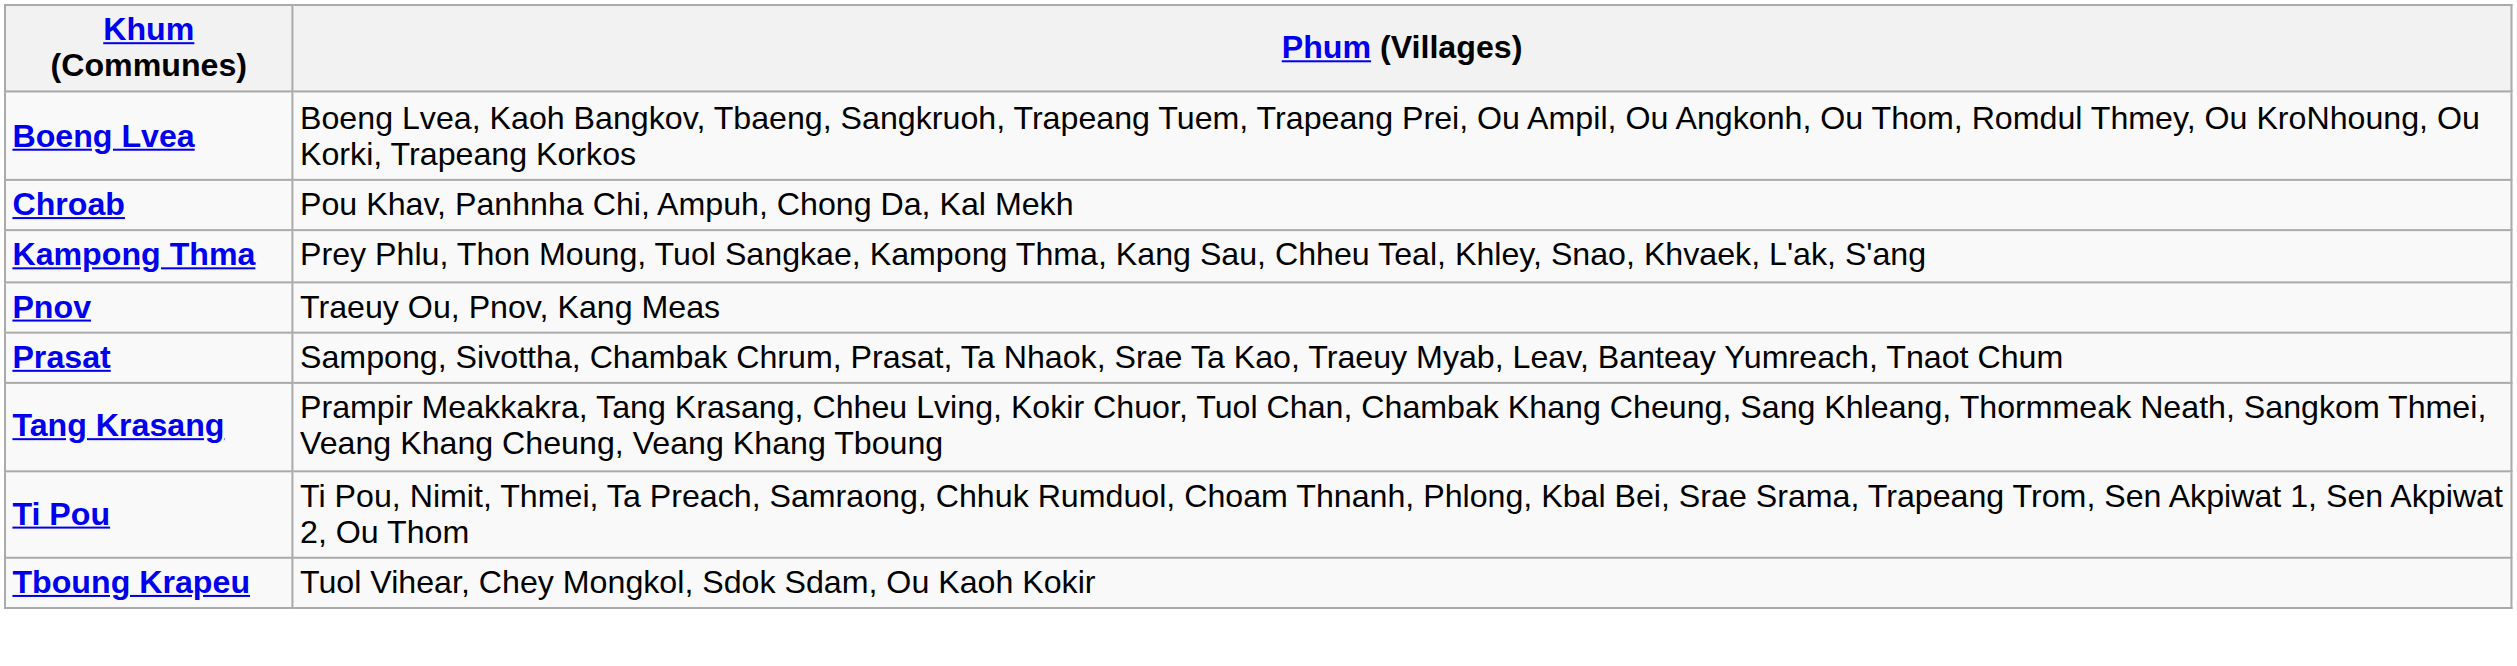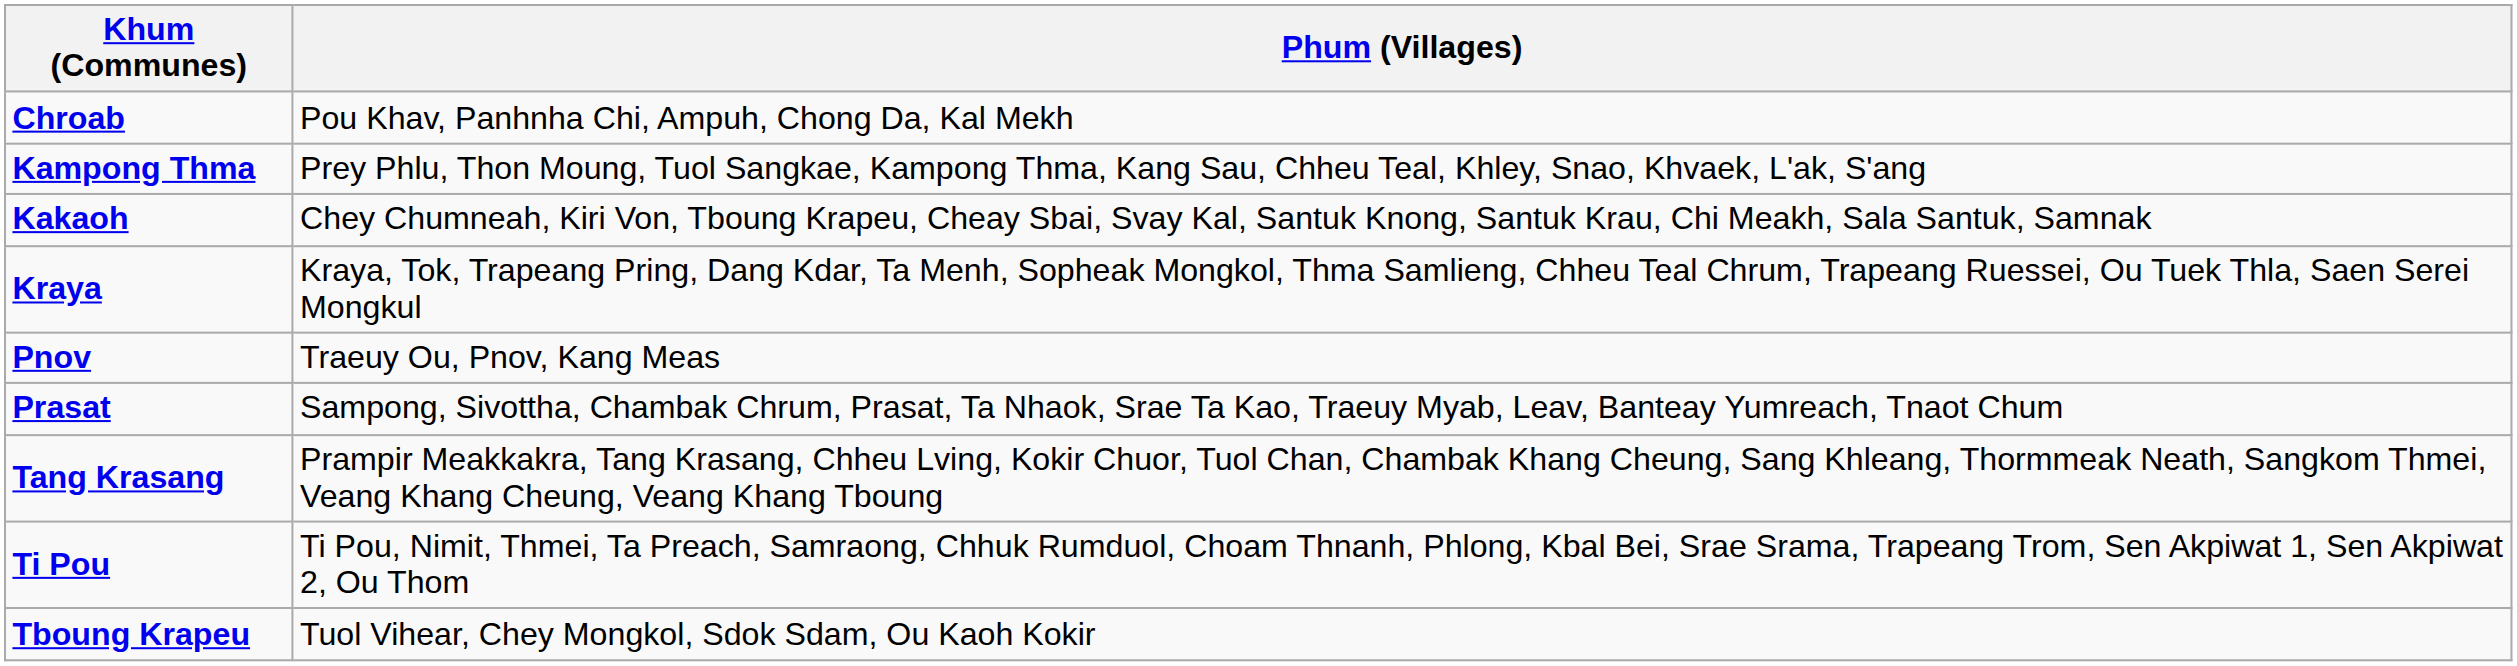- row: (104, 135)
+ row: (71, 219)
+ row: (57, 288)
